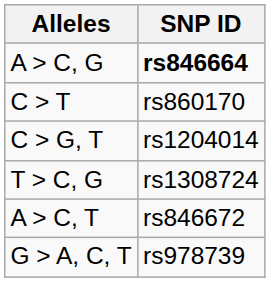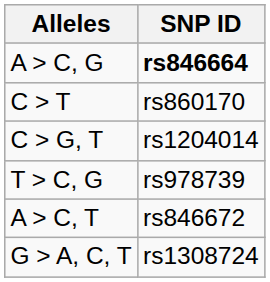(201, 179) rs1308724 -> (194, 179) rs978739
(194, 256) rs978739 -> (201, 256) rs1308724
